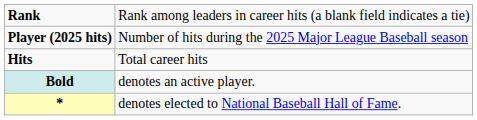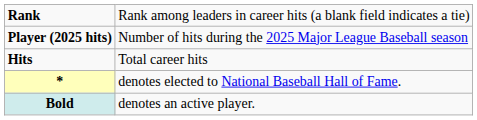rows swapped: (60, 103) <-> (60, 81)
